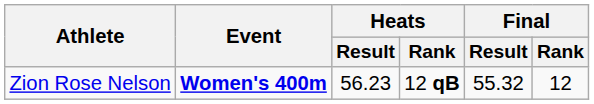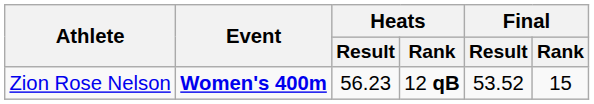(498, 83) 55.32 -> (498, 83) 53.52
(560, 83) 12 -> (560, 83) 15
